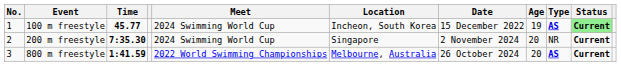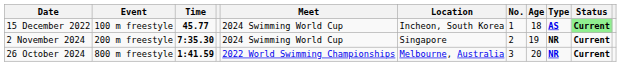columns swapped: (14, 11) <-> (482, 11)
(536, 26) 19 -> (536, 26) 18
(534, 40) 20 -> (534, 40) 19
(554, 40) normal -> (554, 40) bold
(554, 54) AS -> (554, 54) NR
